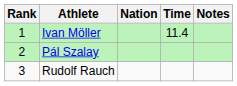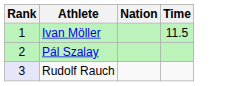- column: (213, 14)
(177, 33) 11.4 -> (177, 33) 11.5
(22, 71) no background -> (22, 71) lavender background
